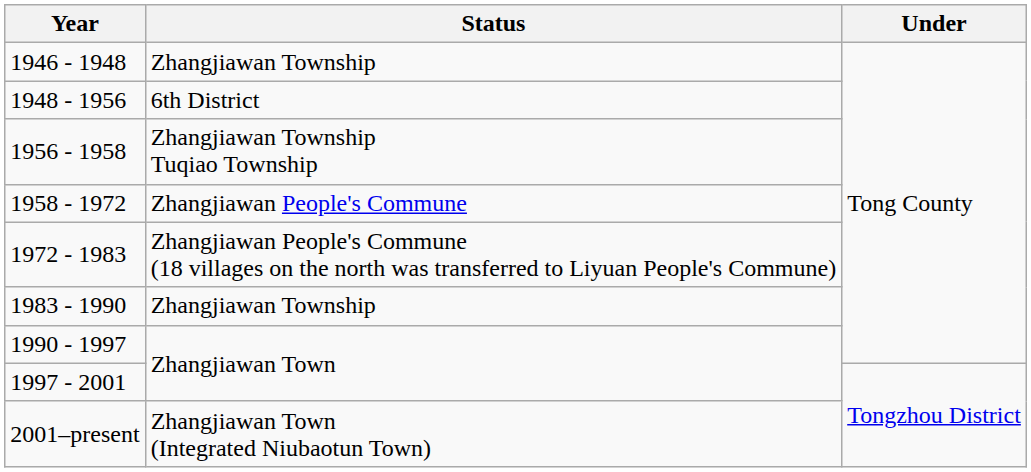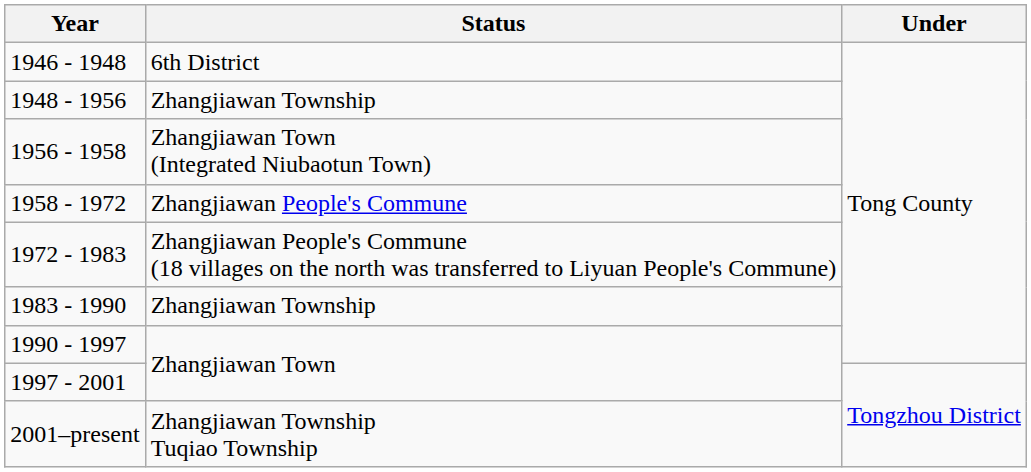(263, 61) Zhangjiawan Township -> (205, 61) 6th District
(205, 99) 6th District -> (263, 99) Zhangjiawan Township
(263, 151) Zhangjiawan Township Tuqiao Township -> (291, 151) Zhangjiawan Town (Integrated Niubaotun Town)
(291, 433) Zhangjiawan Town (Integrated Niubaotun Town) -> (263, 433) Zhangjiawan Township Tuqiao Township
